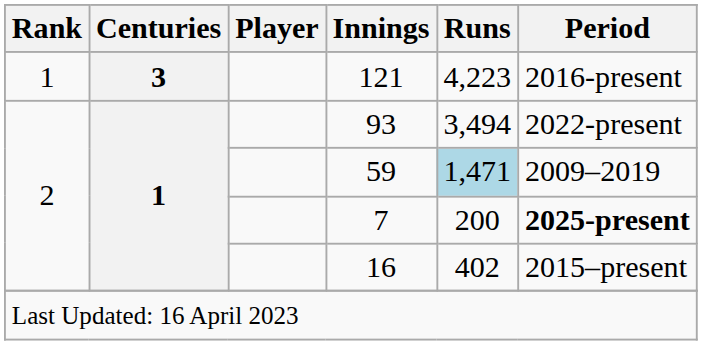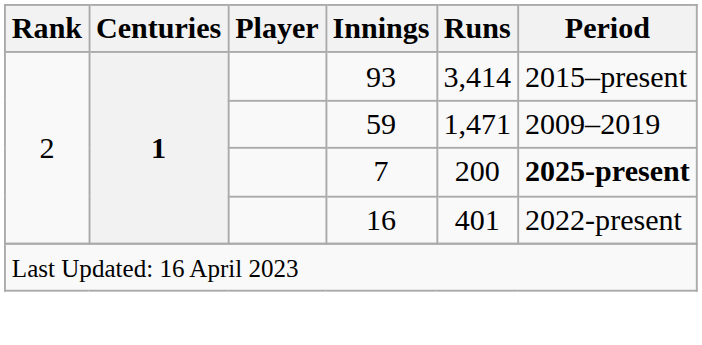- row: (381, 76)
(477, 123) 3,494 -> (477, 76) 3,414
(603, 123) 2022-present -> (606, 76) 2015–present
(477, 171) lightblue background -> (477, 123) no background
(477, 266) 402 -> (477, 219) 401
(606, 266) 2015–present -> (603, 219) 2022-present
